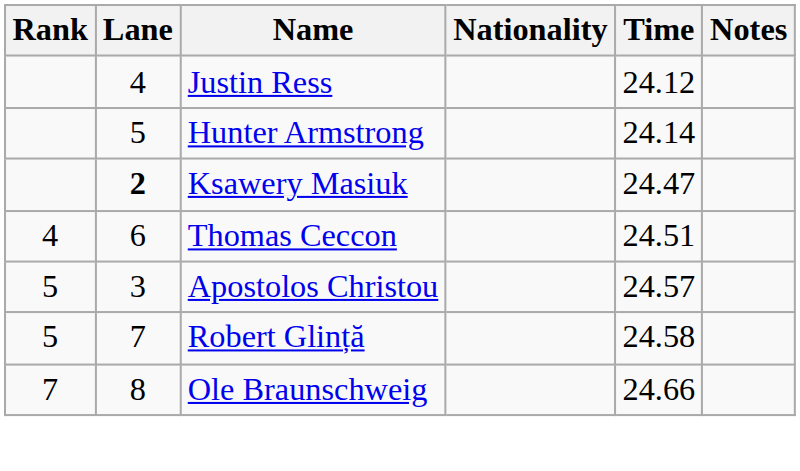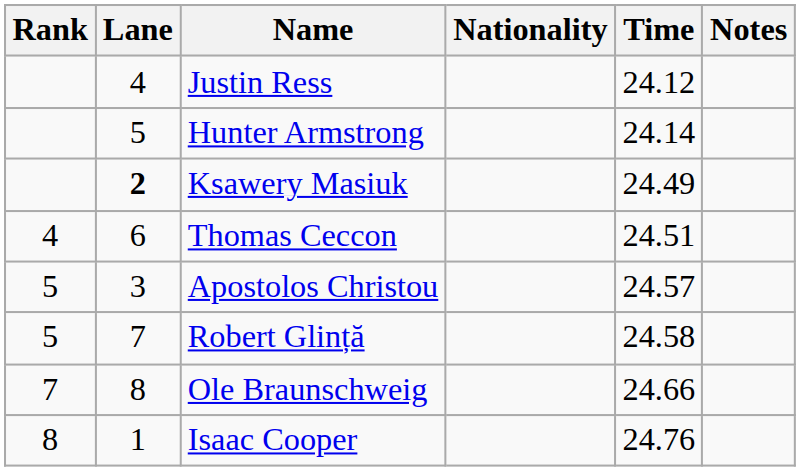(659, 183) 24.47 -> (659, 183) 24.49
+ row: (273, 440)
